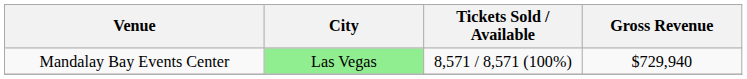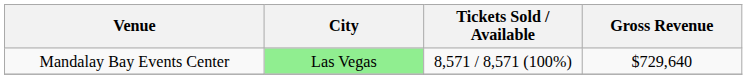(662, 61) $729,940 -> (662, 61) $729,640
